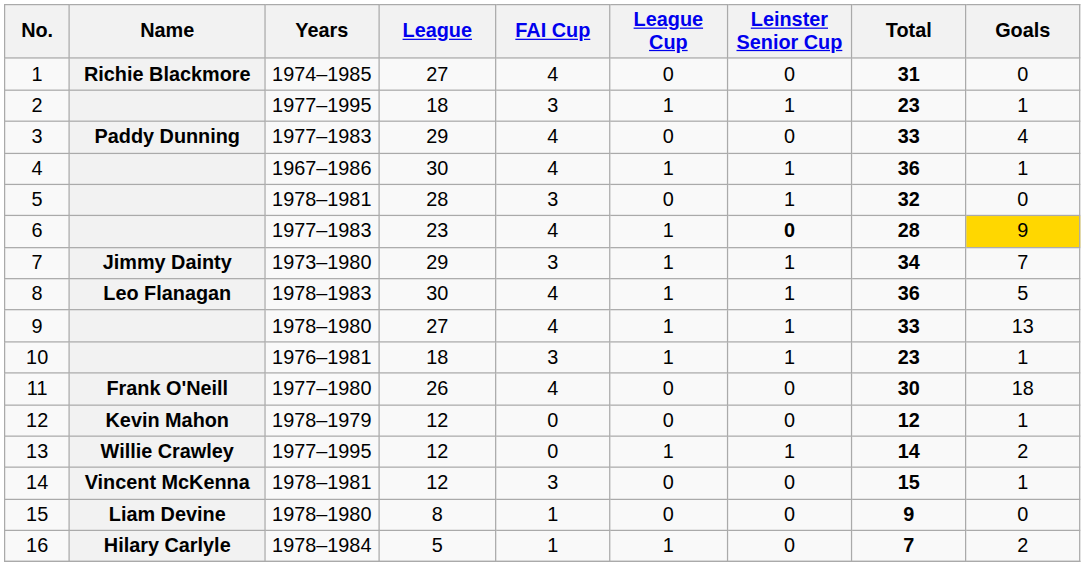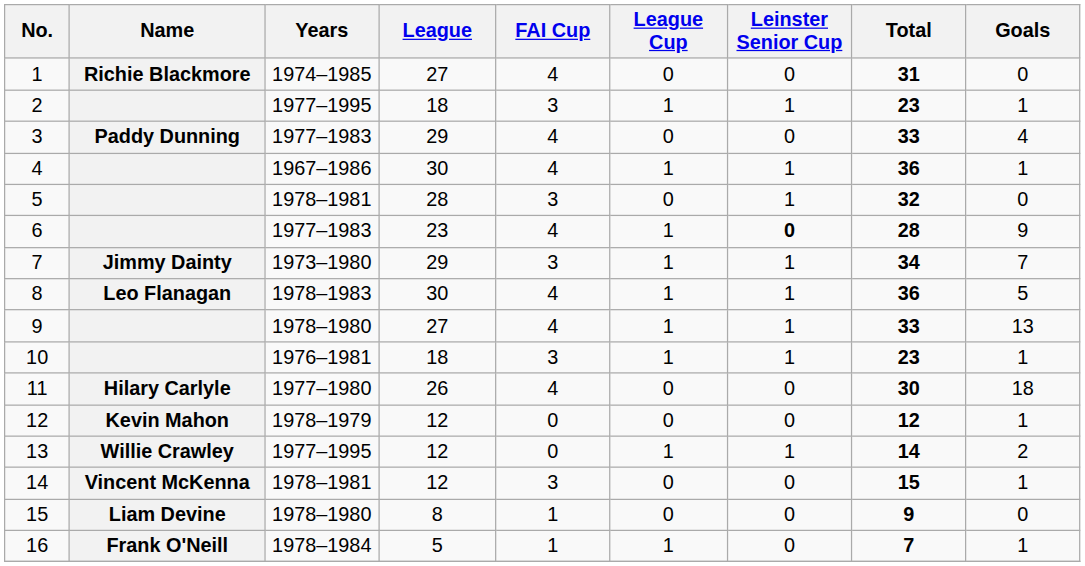(1023, 231) gold background -> (1023, 231) no background
(167, 388) Frank O'Neill -> (167, 388) Hilary Carlyle
(167, 545) Hilary Carlyle -> (167, 545) Frank O'Neill
(1023, 545) 2 -> (1023, 545) 1
